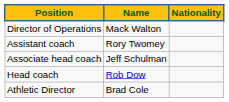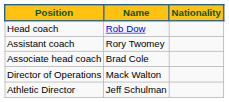rows swapped: (33, 75) <-> (54, 29)
(136, 59) Jeff Schulman -> (127, 59) Brad Cole
(127, 90) Brad Cole -> (136, 90) Jeff Schulman
